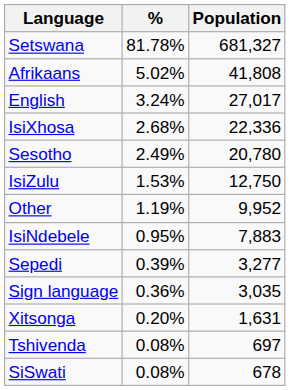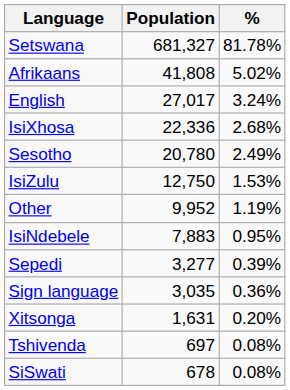columns swapped: (237, 18) <-> (155, 18)
